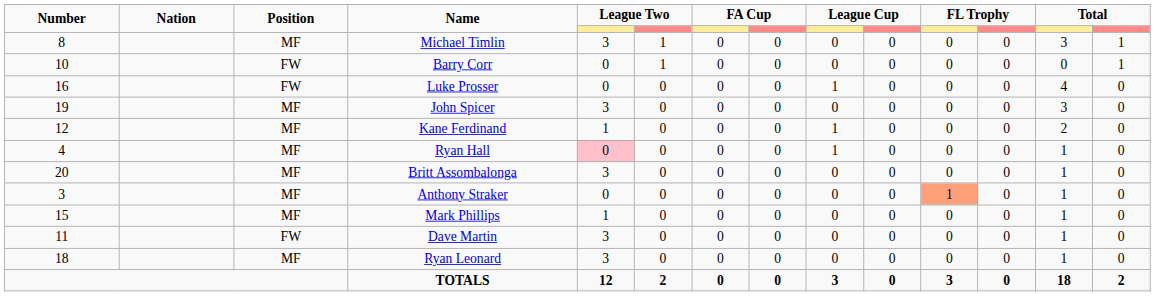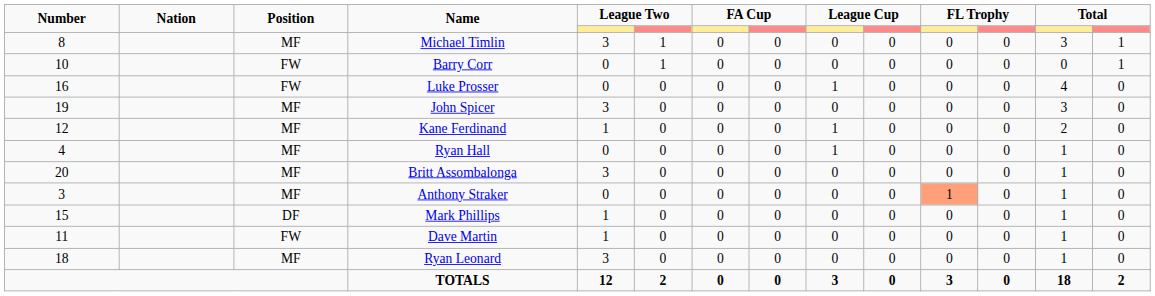(606, 150) pink background -> (606, 150) no background
(291, 215) MF -> (291, 215) DF
(606, 237) 3 -> (606, 237) 1
